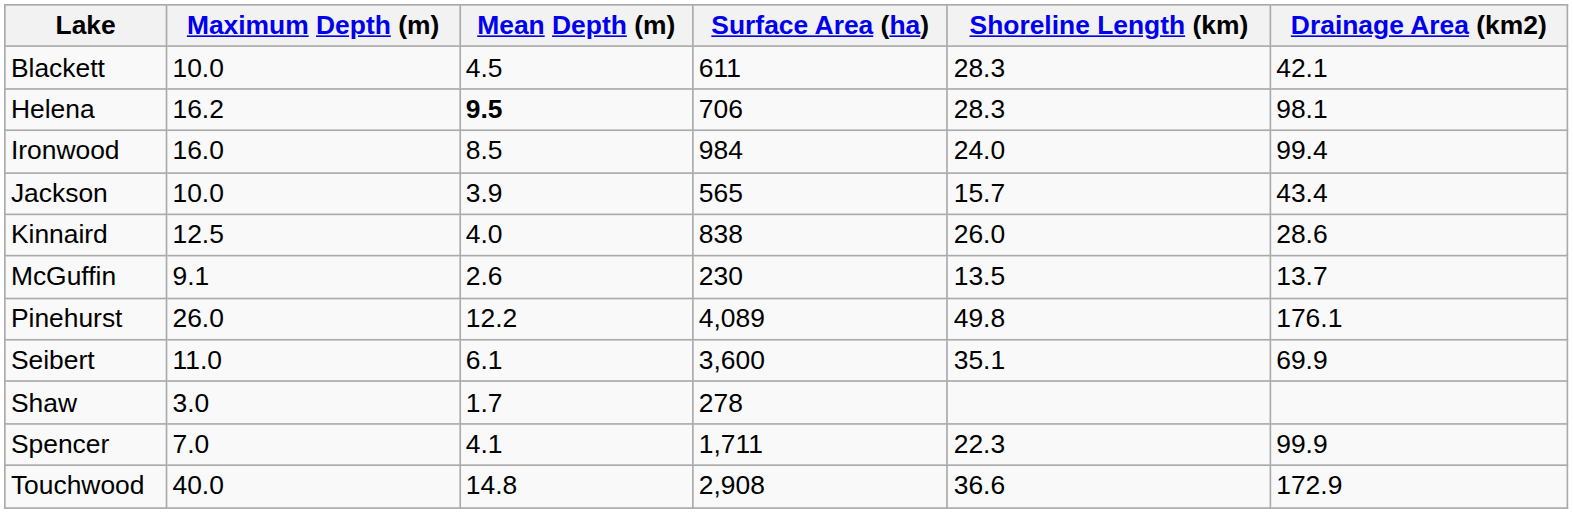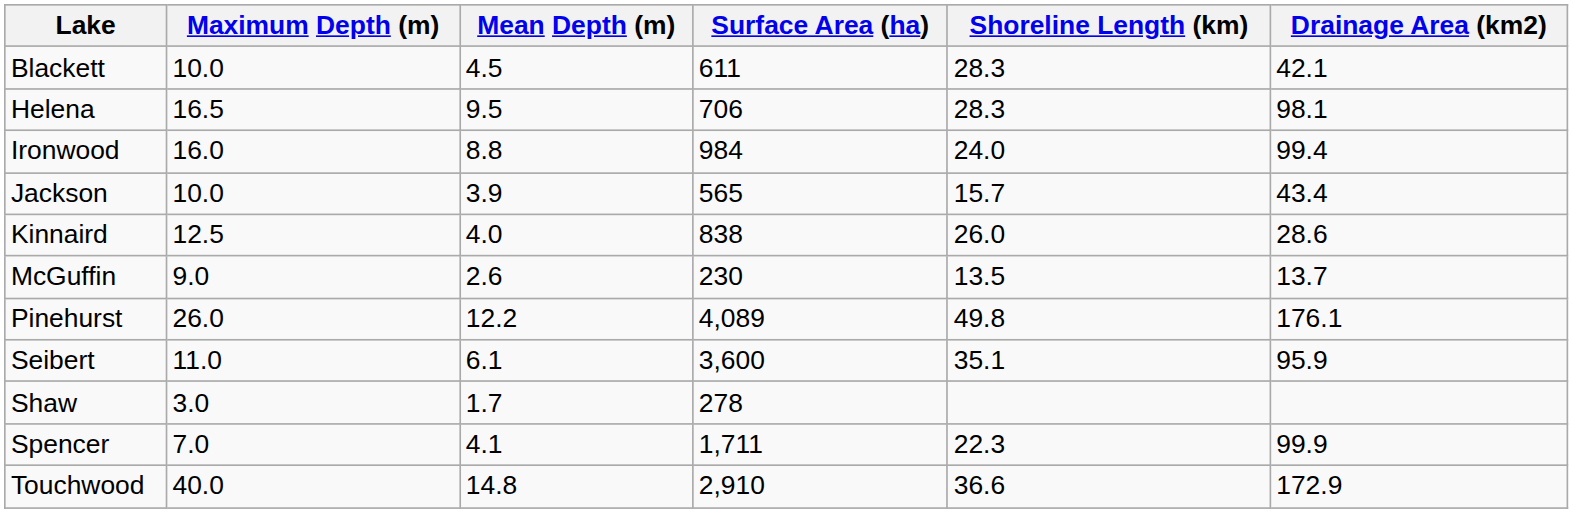(198, 109) 16.2 -> (198, 109) 16.5
(484, 109) bold -> (484, 109) normal
(484, 151) 8.5 -> (484, 151) 8.8
(191, 276) 9.1 -> (191, 276) 9.0
(1302, 360) 69.9 -> (1302, 360) 95.9
(732, 485) 2,908 -> (732, 485) 2,910
